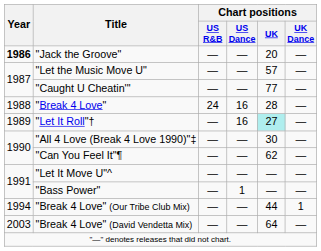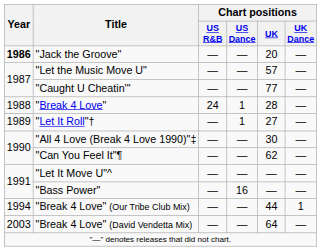(242, 105) 16 -> (242, 105) 1
(242, 122) 16 -> (242, 122) 1
(271, 122) paleturquoise background -> (271, 122) no background
(242, 190) 1 -> (242, 190) 16
